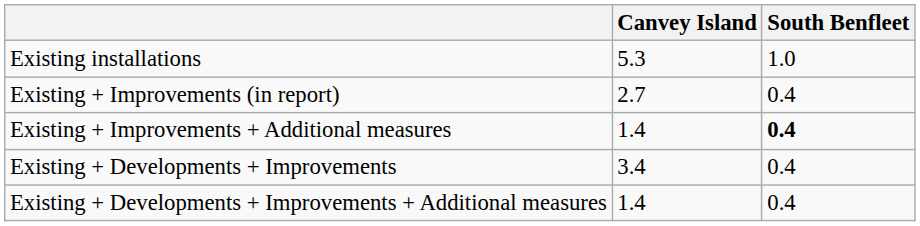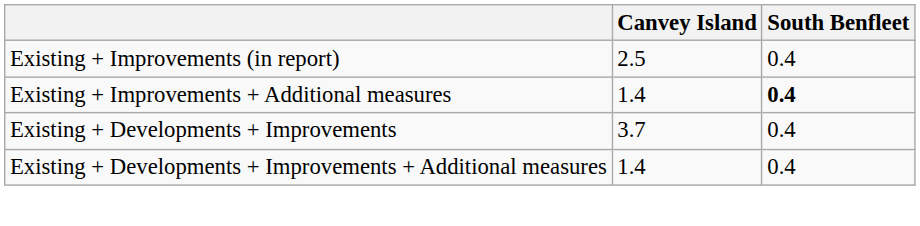- row: (106, 58)
(632, 94) 2.7 -> (632, 58) 2.5
(632, 166) 3.4 -> (632, 130) 3.7
